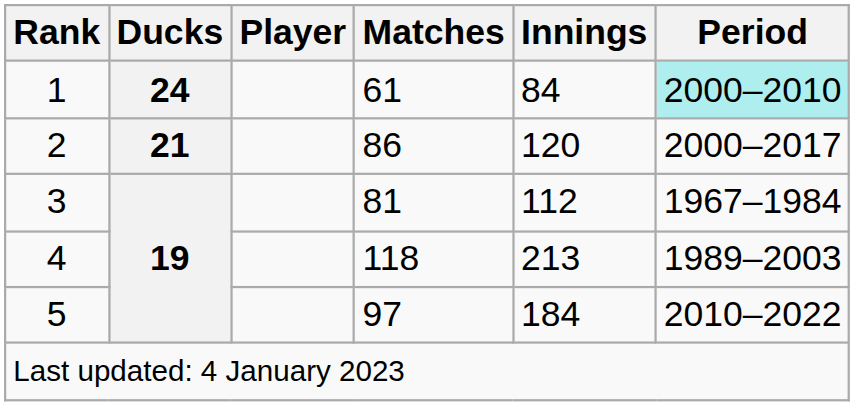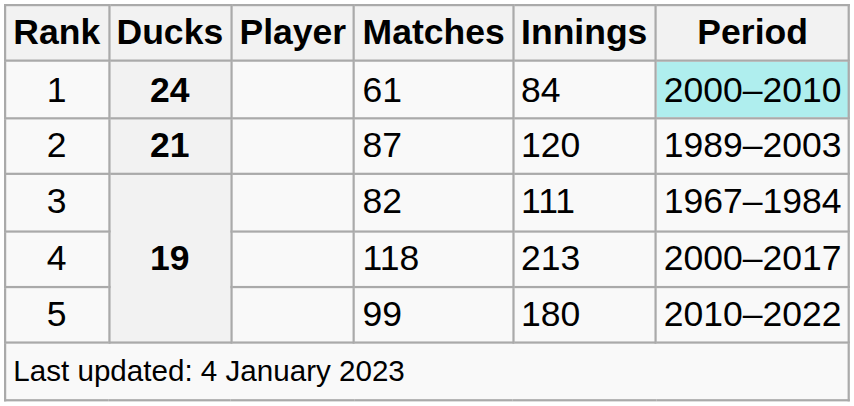(382, 145) 86 -> (382, 145) 87
(753, 145) 2000–2017 -> (753, 145) 1989–2003
(382, 201) 81 -> (382, 201) 82
(549, 201) 112 -> (548, 201) 111
(753, 257) 1989–2003 -> (753, 257) 2000–2017
(382, 314) 97 -> (382, 314) 99
(551, 314) 184 -> (551, 314) 180
